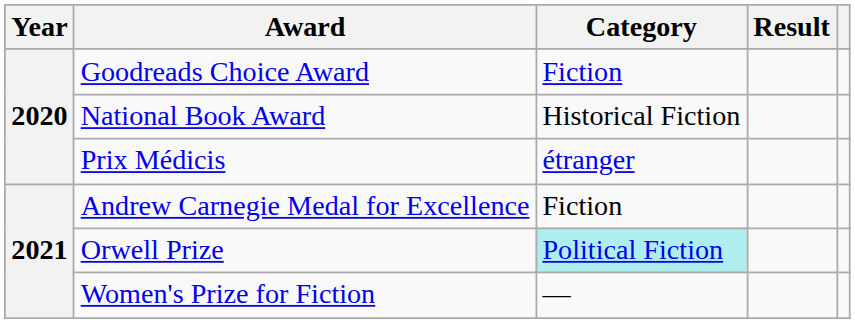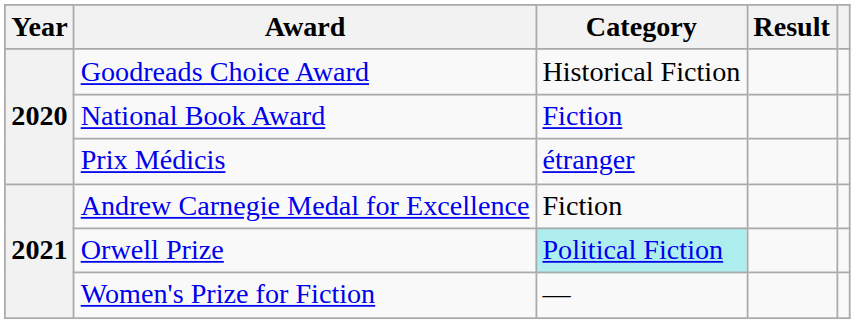(582, 71) Fiction -> (641, 71) Historical Fiction
(641, 116) Historical Fiction -> (582, 116) Fiction
